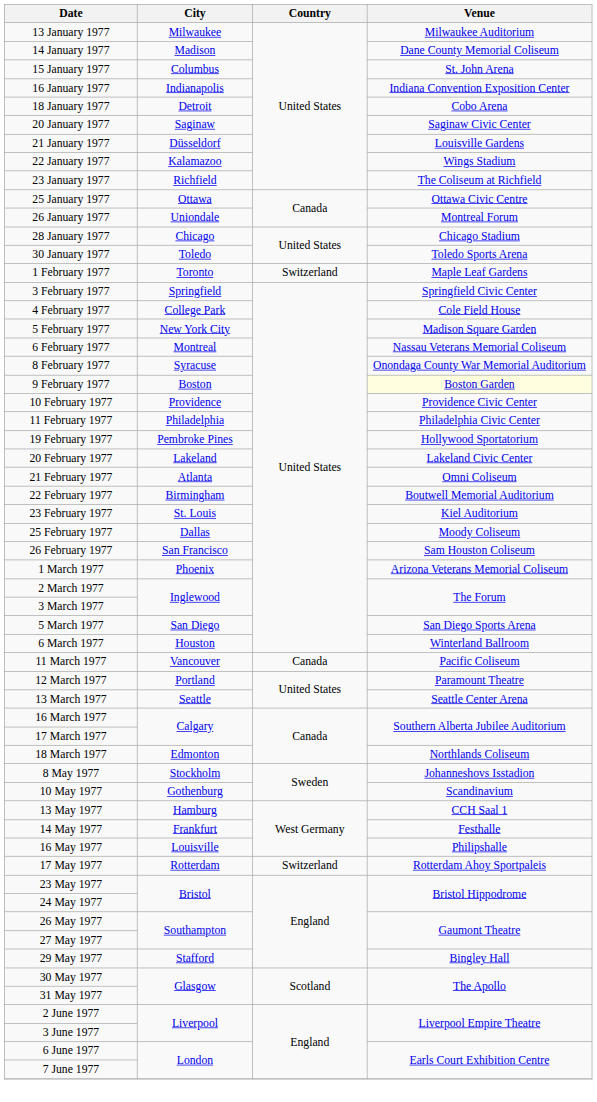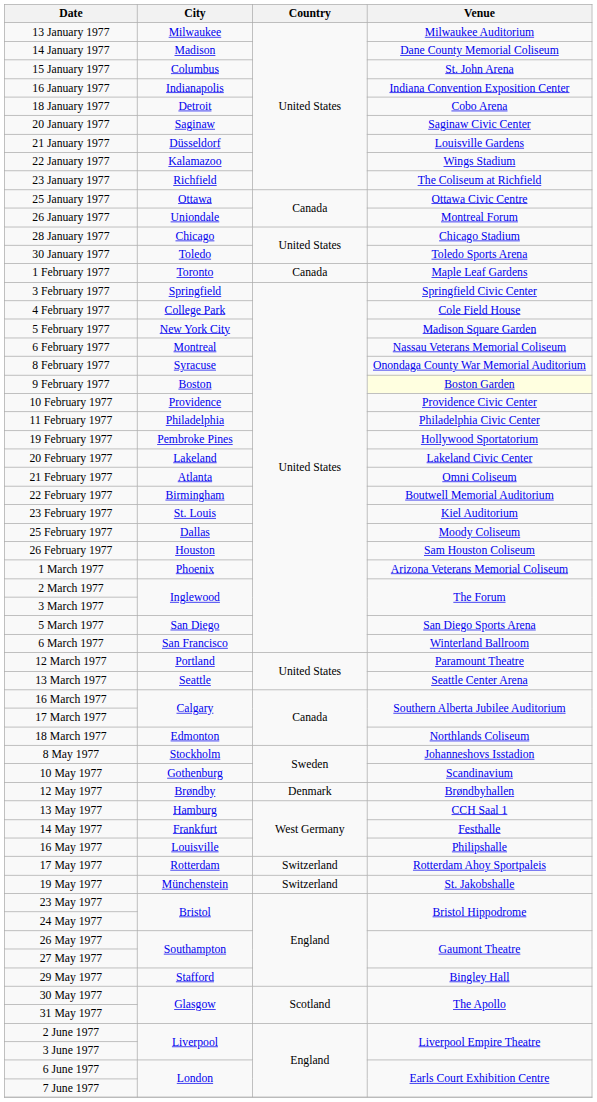(310, 273) Switzerland -> (310, 273) Canada
(195, 550) San Francisco -> (195, 550) Houston
(195, 643) Houston -> (195, 643) San Francisco
- row: (71, 662)
+ row: (71, 791)
+ row: (71, 884)
